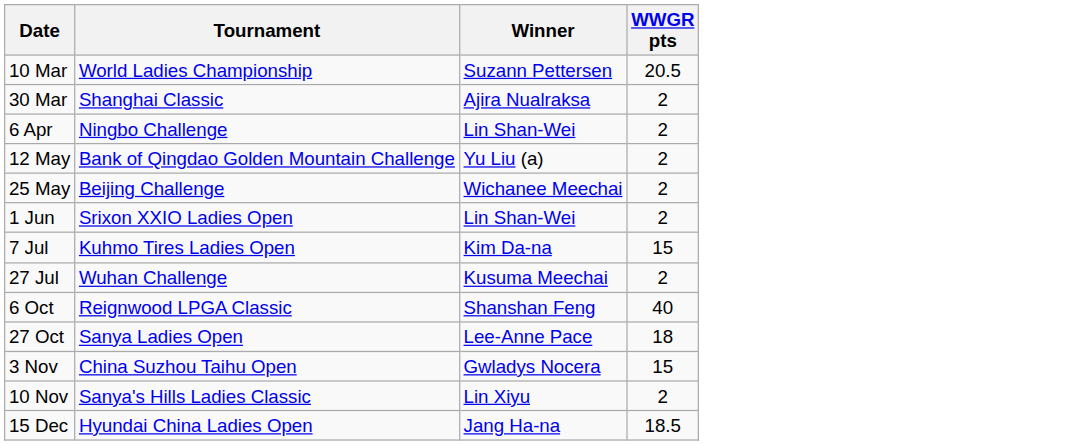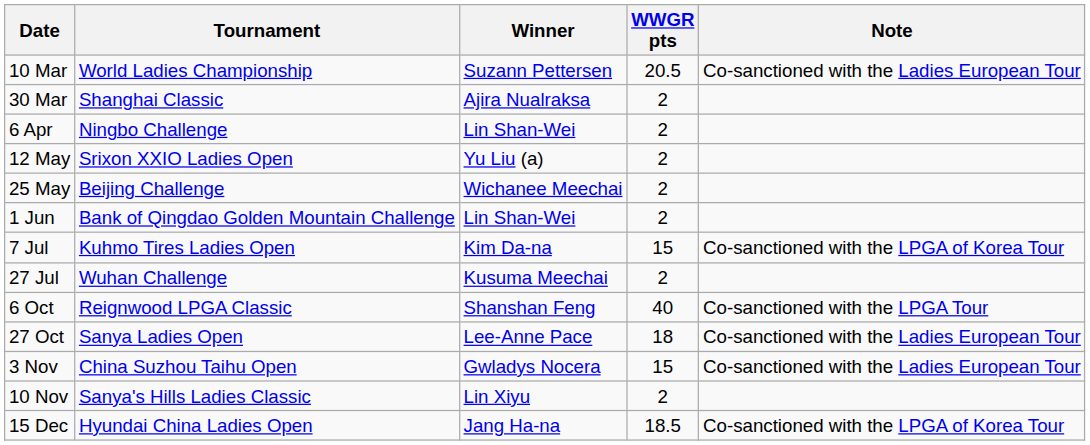+ column: (892, 30)
(267, 159) Bank of Qingdao Golden Mountain Challenge -> (186, 159) Srixon XXIO Ladies Open
(186, 218) Srixon XXIO Ladies Open -> (267, 218) Bank of Qingdao Golden Mountain Challenge
